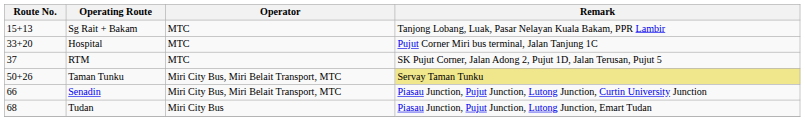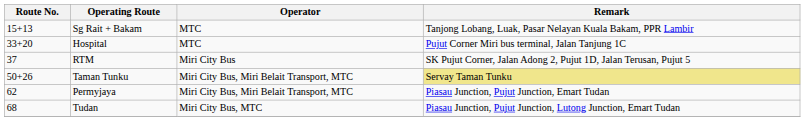(179, 60) MTC -> (207, 60) Miri City Bus
+ row: (94, 92)
- row: (84, 92)
(196, 108) Miri City Bus -> (221, 108) Miri City Bus, MTC
